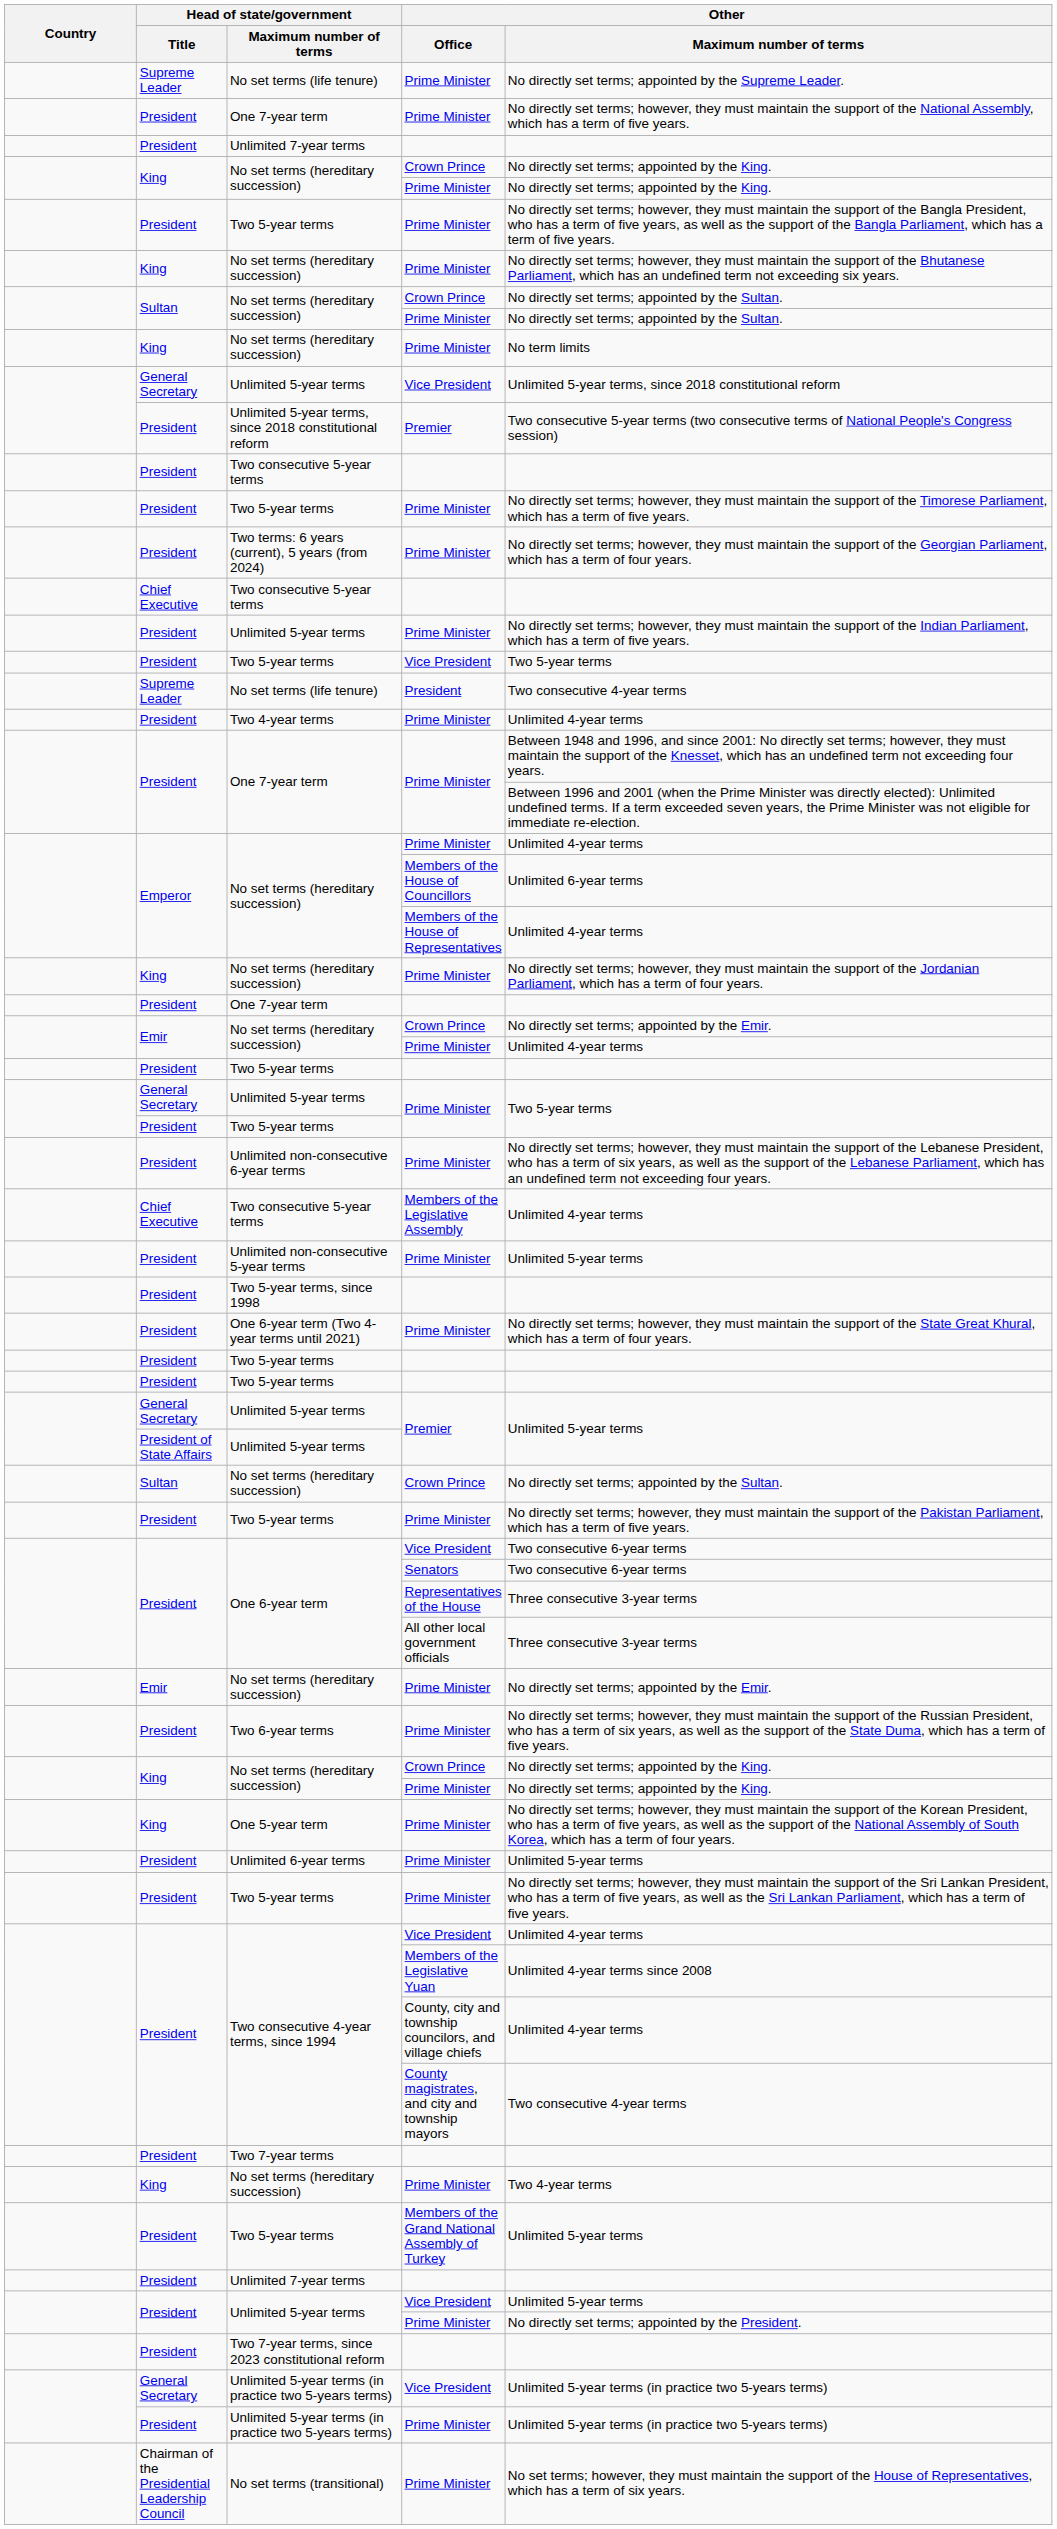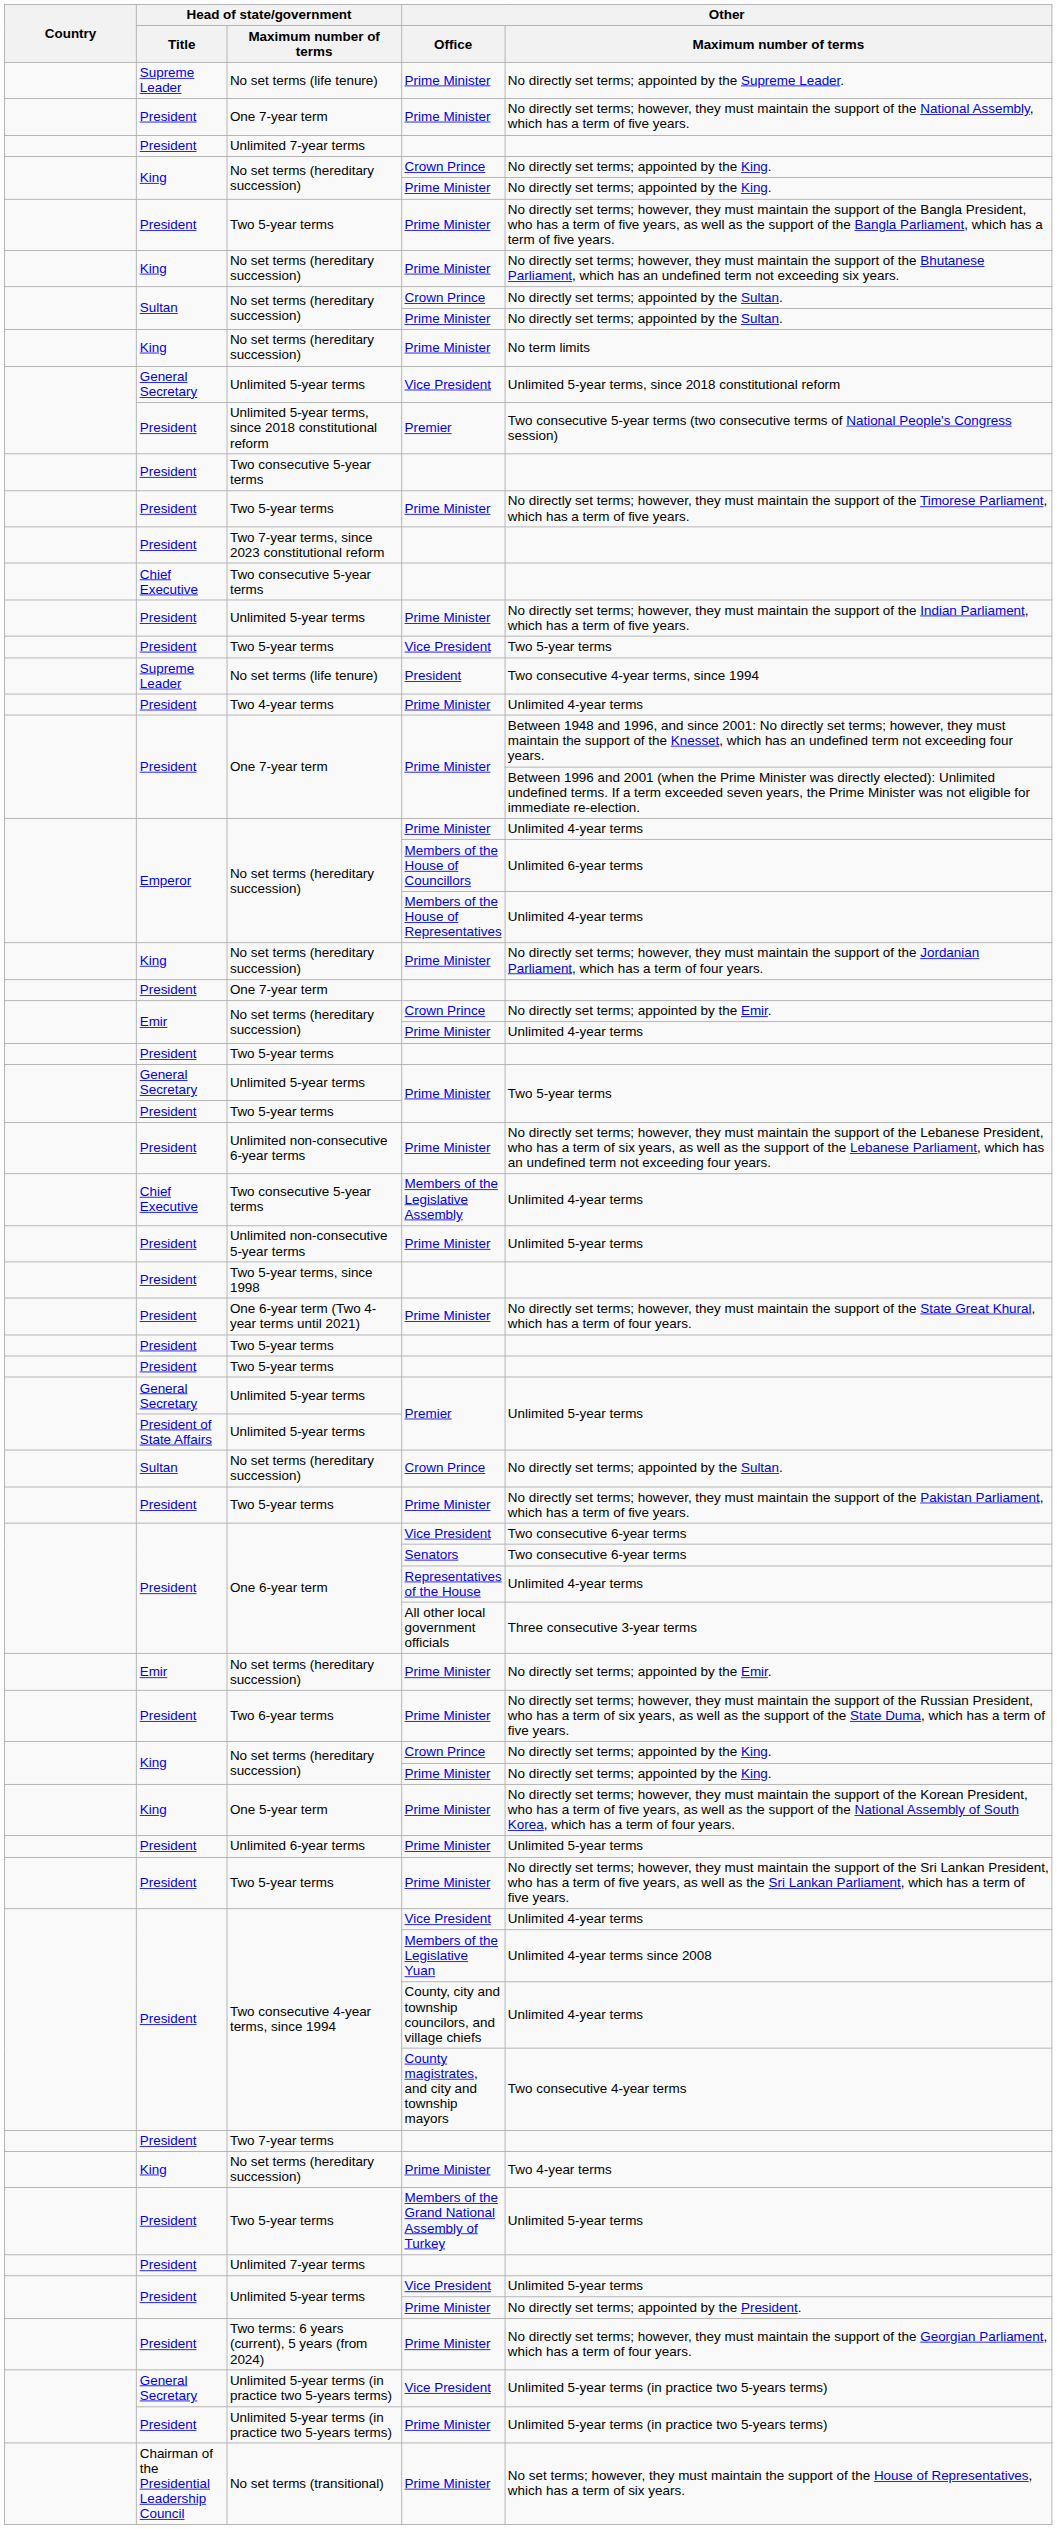rows swapped: (299, 552) <-> (307, 2351)
(597, 690) Two consecutive 4-year terms -> (633, 675) Two consecutive 4-year terms, since 1994
(602, 1599) Three consecutive 3-year terms -> (575, 1583) Unlimited 4-year terms
